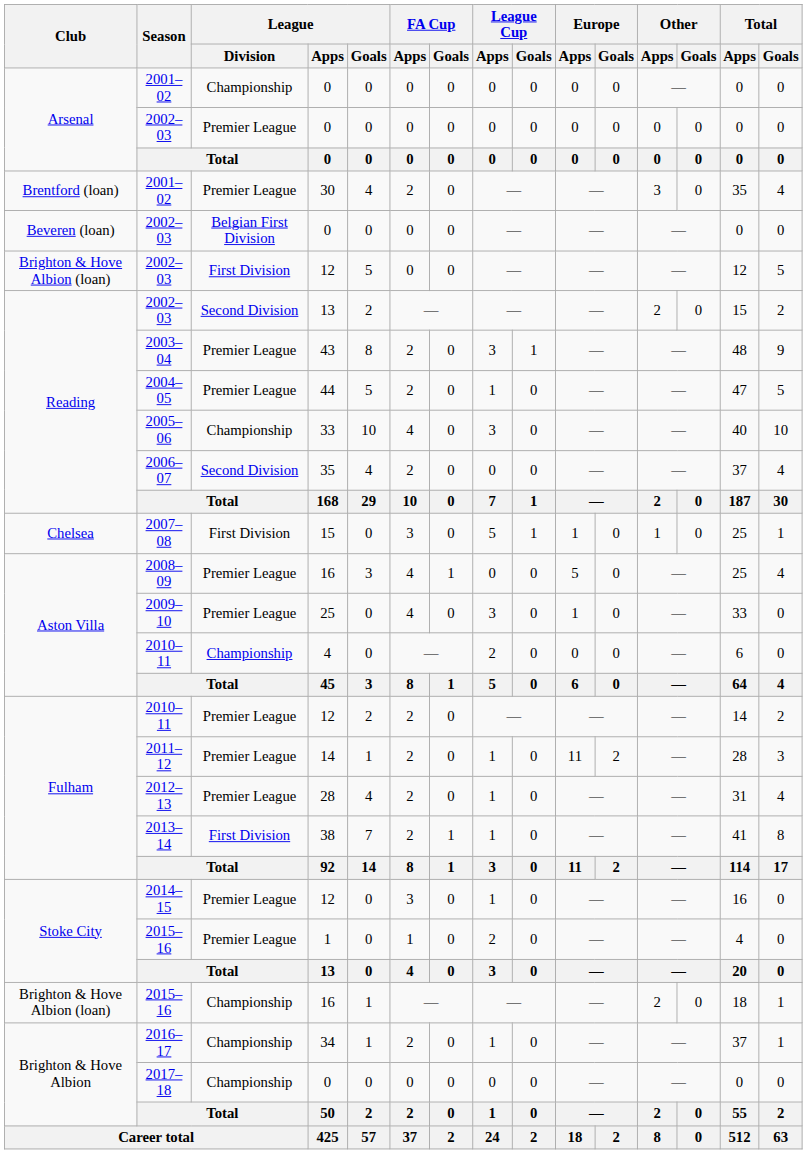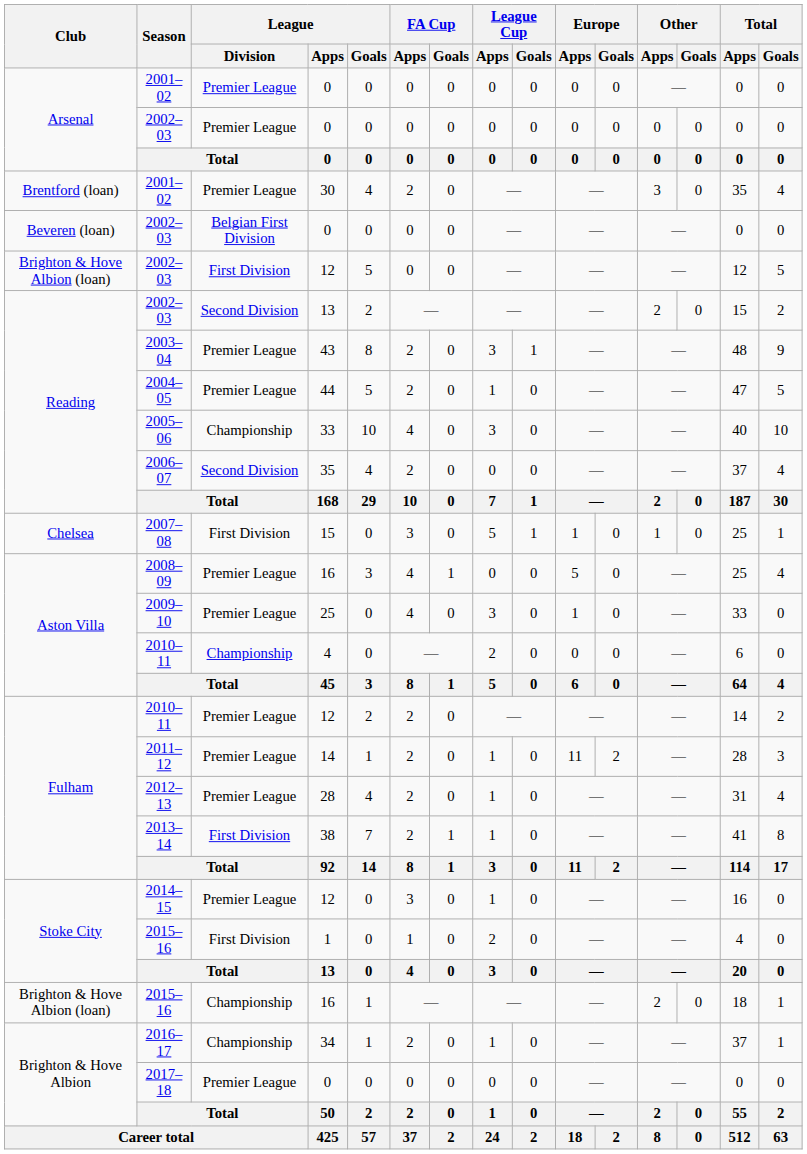(249, 87) Championship -> (250, 87) Premier League
(250, 939) Premier League -> (249, 939) First Division
(249, 1082) Championship -> (250, 1082) Premier League
